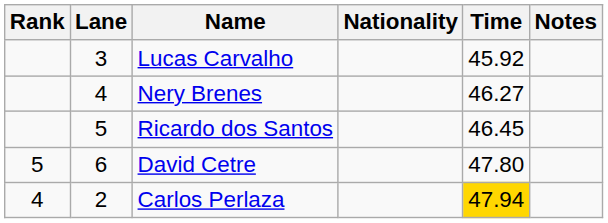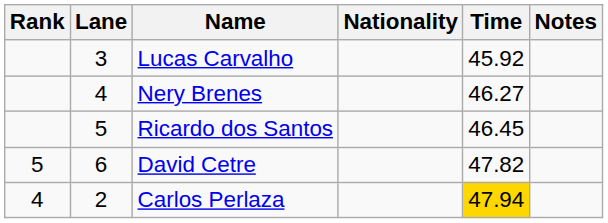(496, 164) 47.80 -> (496, 164) 47.82
